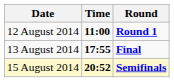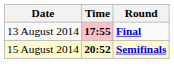- row: (43, 31)
(97, 49) no background -> (97, 31) pink background
